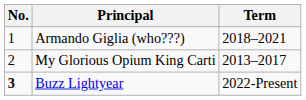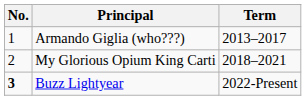(254, 38) 2018–2021 -> (254, 38) 2013–2017
(254, 60) 2013–2017 -> (254, 60) 2018–2021
